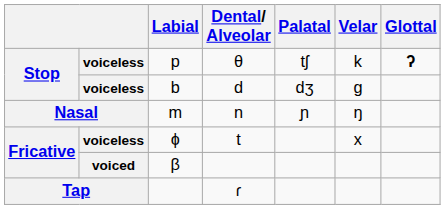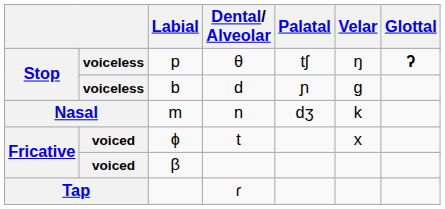(358, 61) k -> (358, 61) ŋ
(305, 87) dʒ -> (305, 87) ɲ
(305, 113) ɲ -> (305, 113) dʒ
(358, 113) ŋ -> (358, 113) k
(114, 140) voiceless -> (114, 140) voiced
